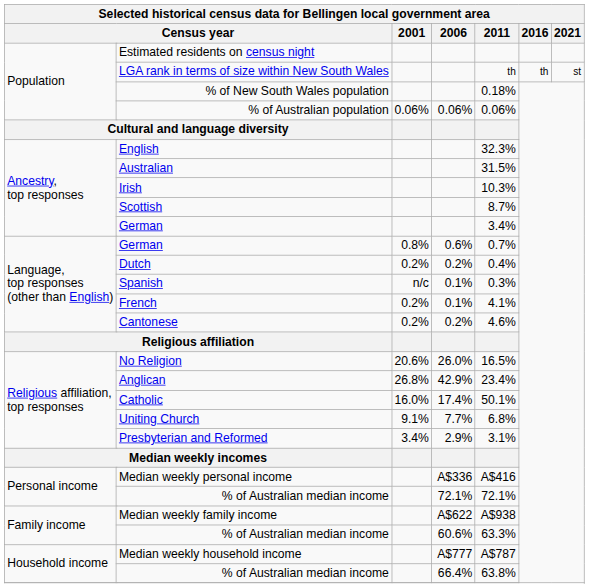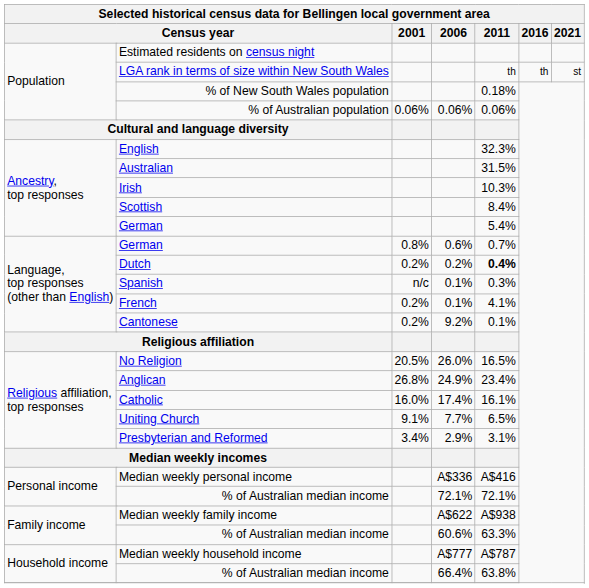(502, 206) 8.7% -> (502, 206) 8.4%
(502, 226) 3.4% -> (502, 226) 5.4%
(500, 264) normal -> (500, 264) bold
(457, 322) 0.2% -> (457, 322) 9.2%
(500, 322) 4.6% -> (500, 322) 0.1%
(412, 361) 20.6% -> (412, 361) 20.5%
(453, 380) 42.9% -> (453, 380) 24.9%
(497, 399) 50.1% -> (497, 399) 16.1%
(500, 419) 6.8% -> (500, 419) 6.5%
